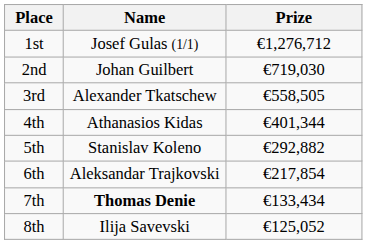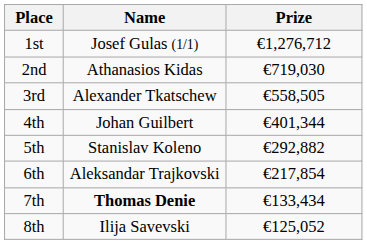(145, 69) Johan Guilbert -> (145, 69) Athanasios Kidas
(145, 122) Athanasios Kidas -> (145, 122) Johan Guilbert
